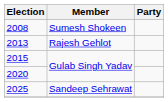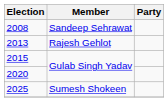(88, 27) Sumesh Shokeen -> (91, 27) Sandeep Sehrawat
(91, 89) Sandeep Sehrawat -> (88, 89) Sumesh Shokeen
